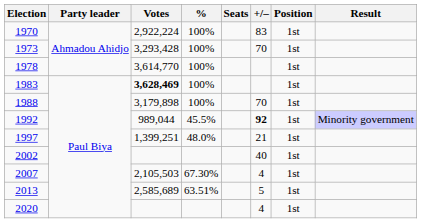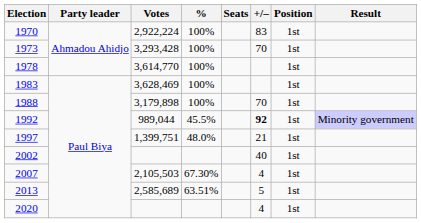(156, 84) bold -> (156, 84) normal
(156, 137) 1,399,251 -> (156, 137) 1,399,751
